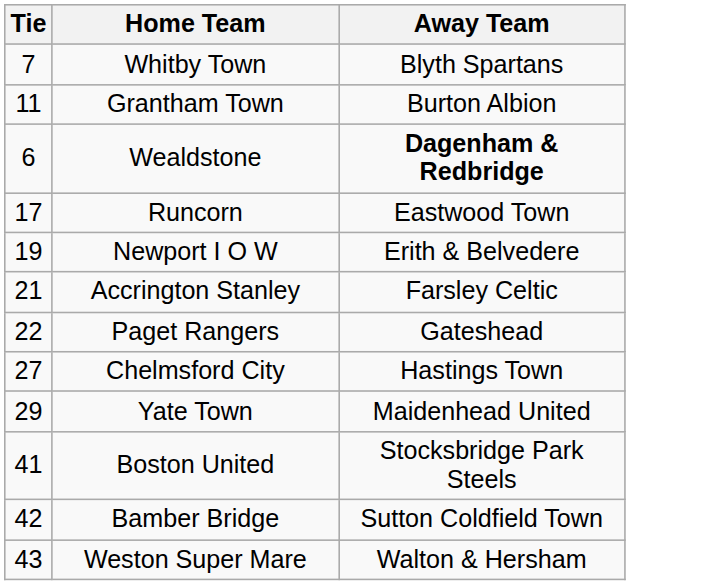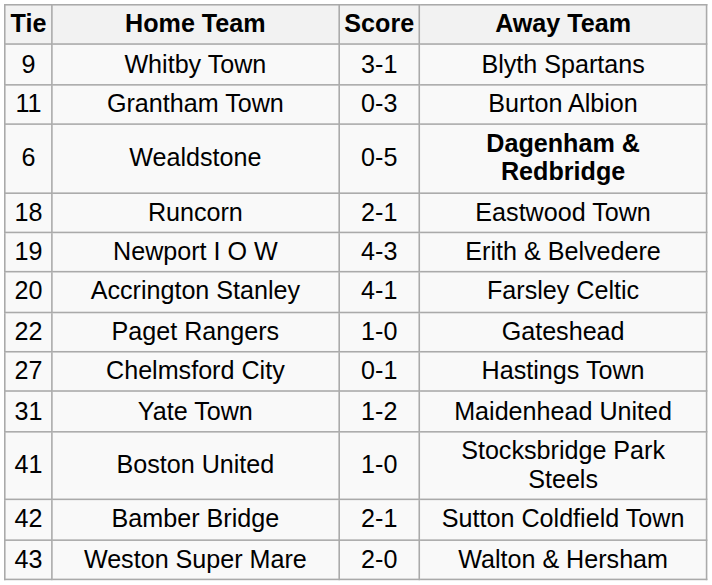+ column: (379, 24)
(28, 64) 7 -> (28, 64) 9
(28, 212) 17 -> (28, 212) 18
(28, 291) 21 -> (28, 291) 20
(28, 411) 29 -> (28, 411) 31
